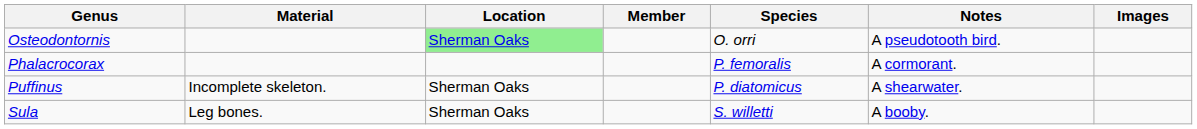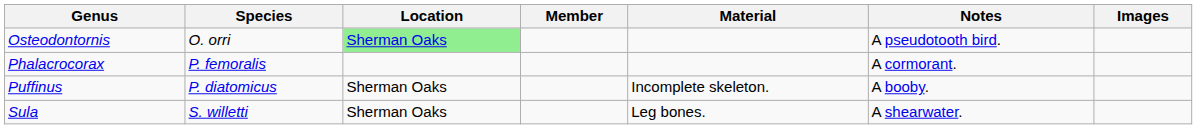columns swapped: (789, 16) <-> (305, 16)
(917, 87) A shearwater. -> (900, 87) A booby.
(900, 111) A booby. -> (917, 111) A shearwater.
